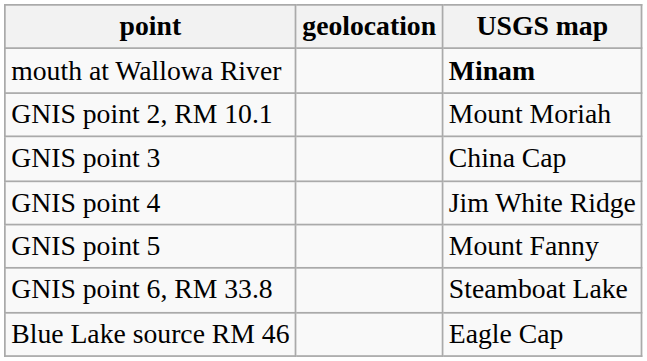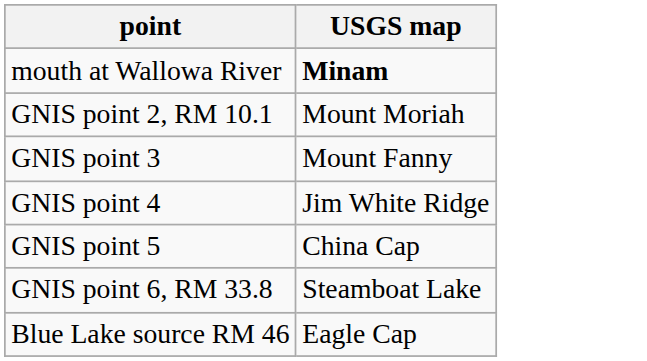- column: (369, 26)
(508, 158) China Cap -> (377, 158) Mount Fanny
(524, 245) Mount Fanny -> (361, 245) China Cap
